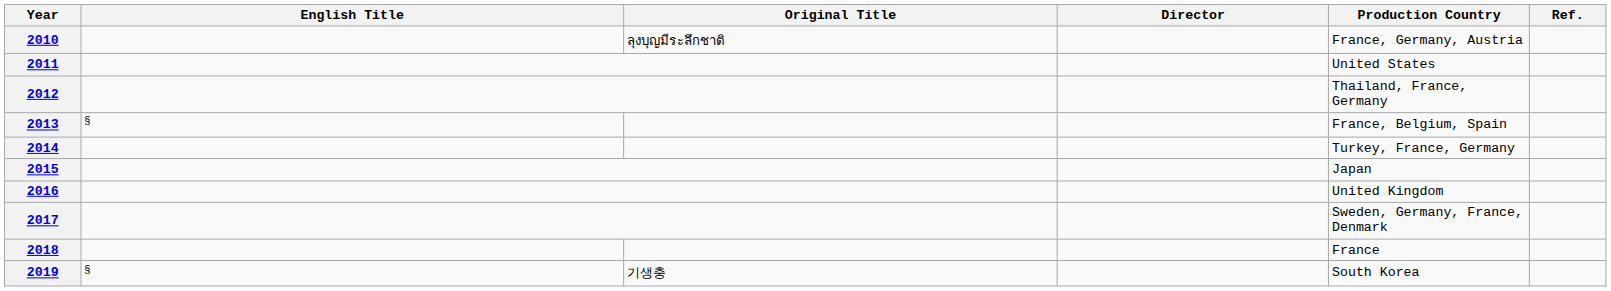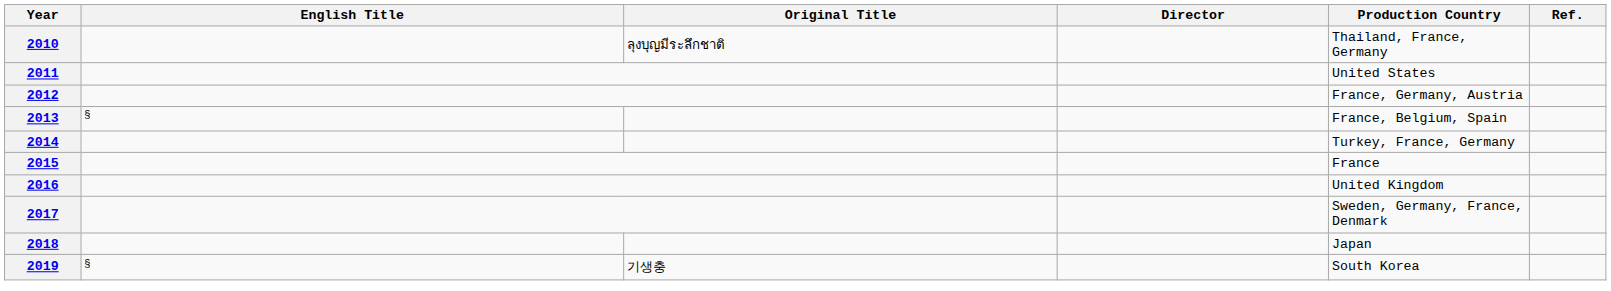(1427, 40) France, Germany, Austria -> (1400, 45) Thailand, France, Germany
(1400, 94) Thailand, France, Germany -> (1427, 95) France, Germany, Austria
(1352, 170) Japan -> (1356, 164) France
(1356, 250) France -> (1352, 244) Japan
